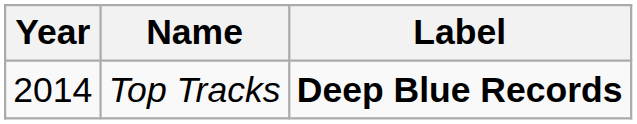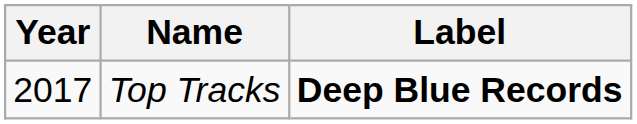(53, 88) 2014 -> (53, 88) 2017
